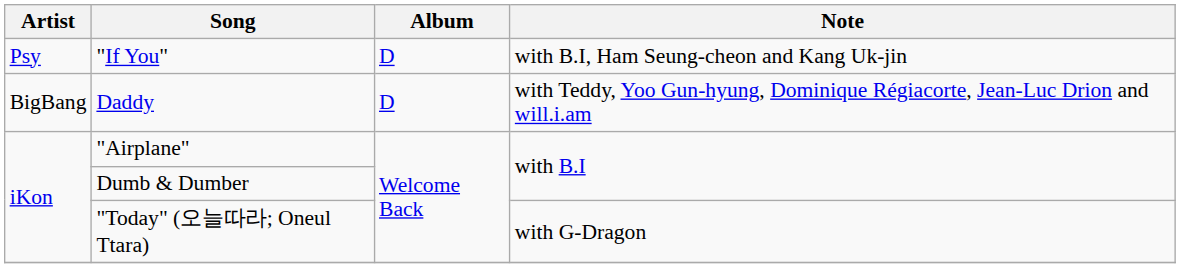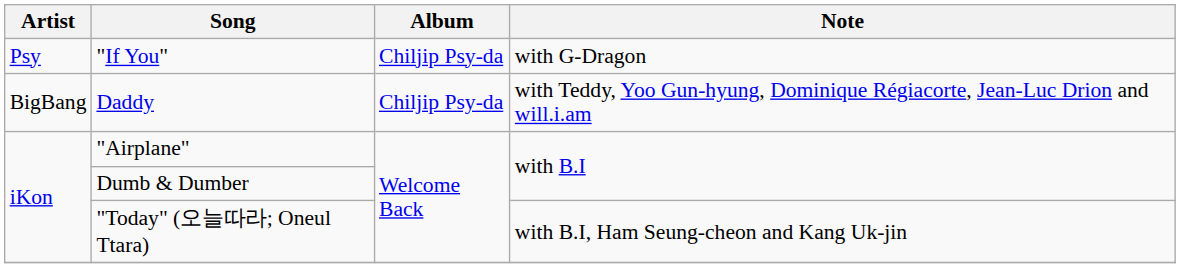(387, 55) D -> (441, 55) Chiljip Psy-da
(711, 55) with B.I, Ham Seung-cheon and Kang Uk-jin -> (581, 55) with G-Dragon
(387, 102) D -> (441, 102) Chiljip Psy-da
(581, 231) with G-Dragon -> (711, 231) with B.I, Ham Seung-cheon and Kang Uk-jin
